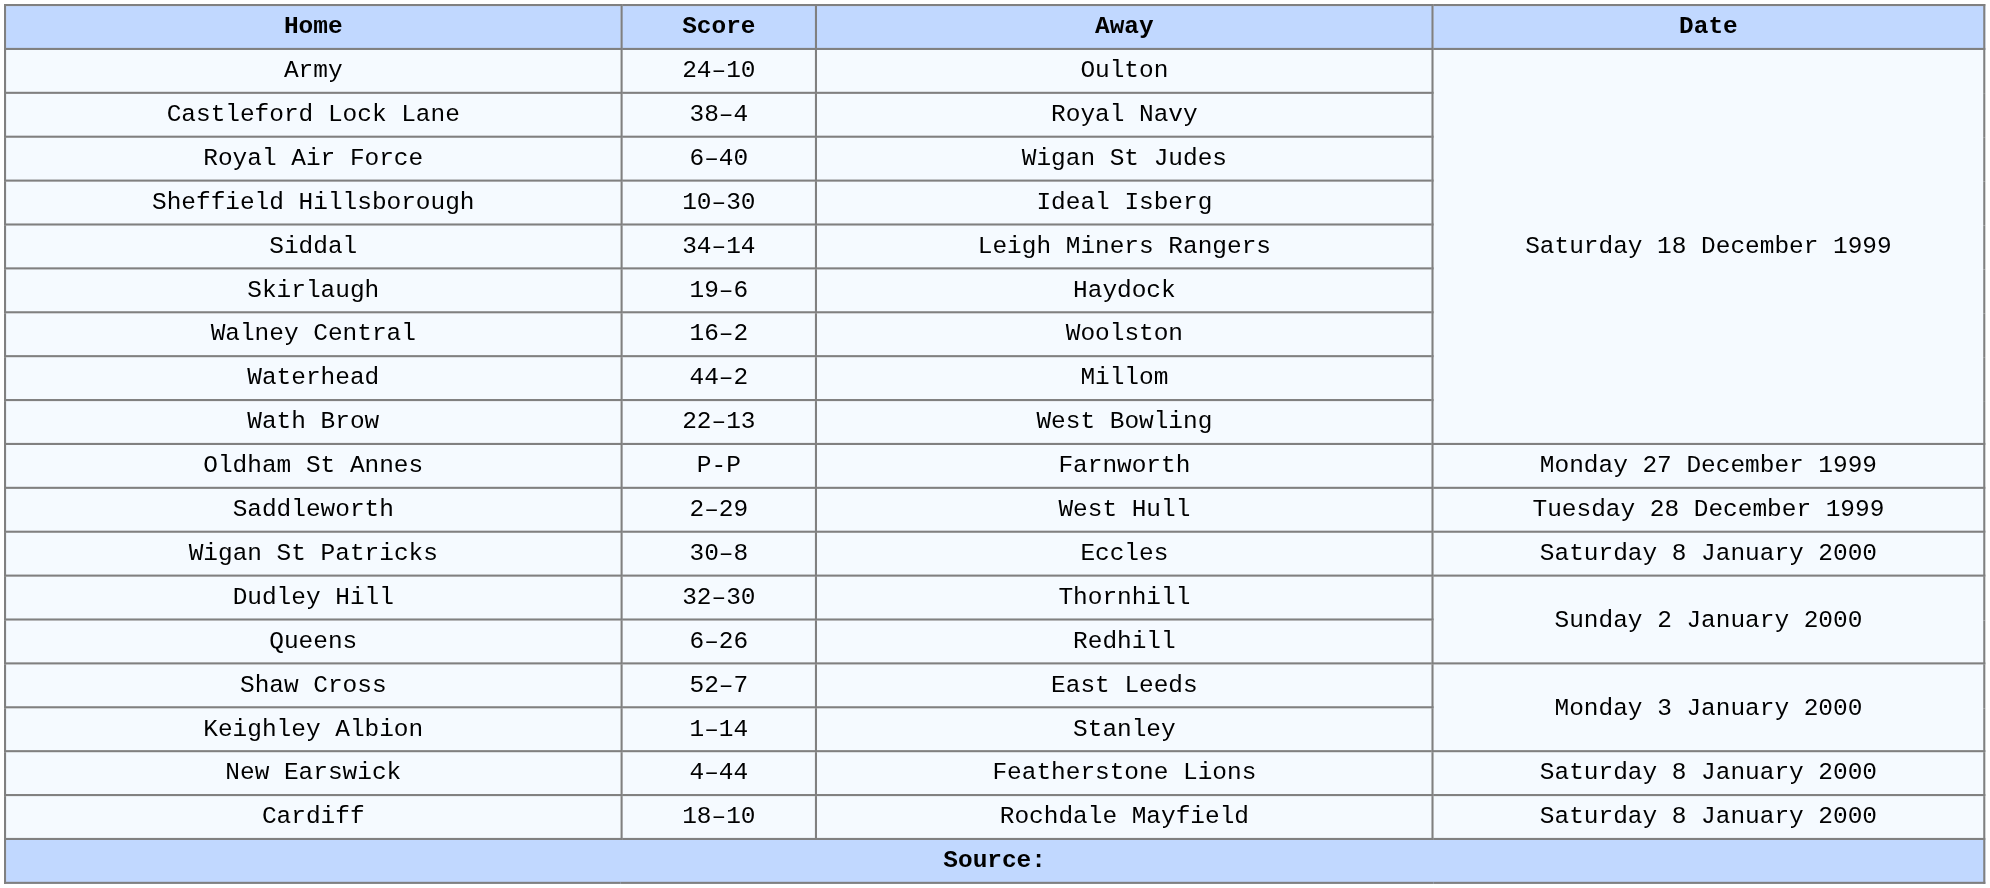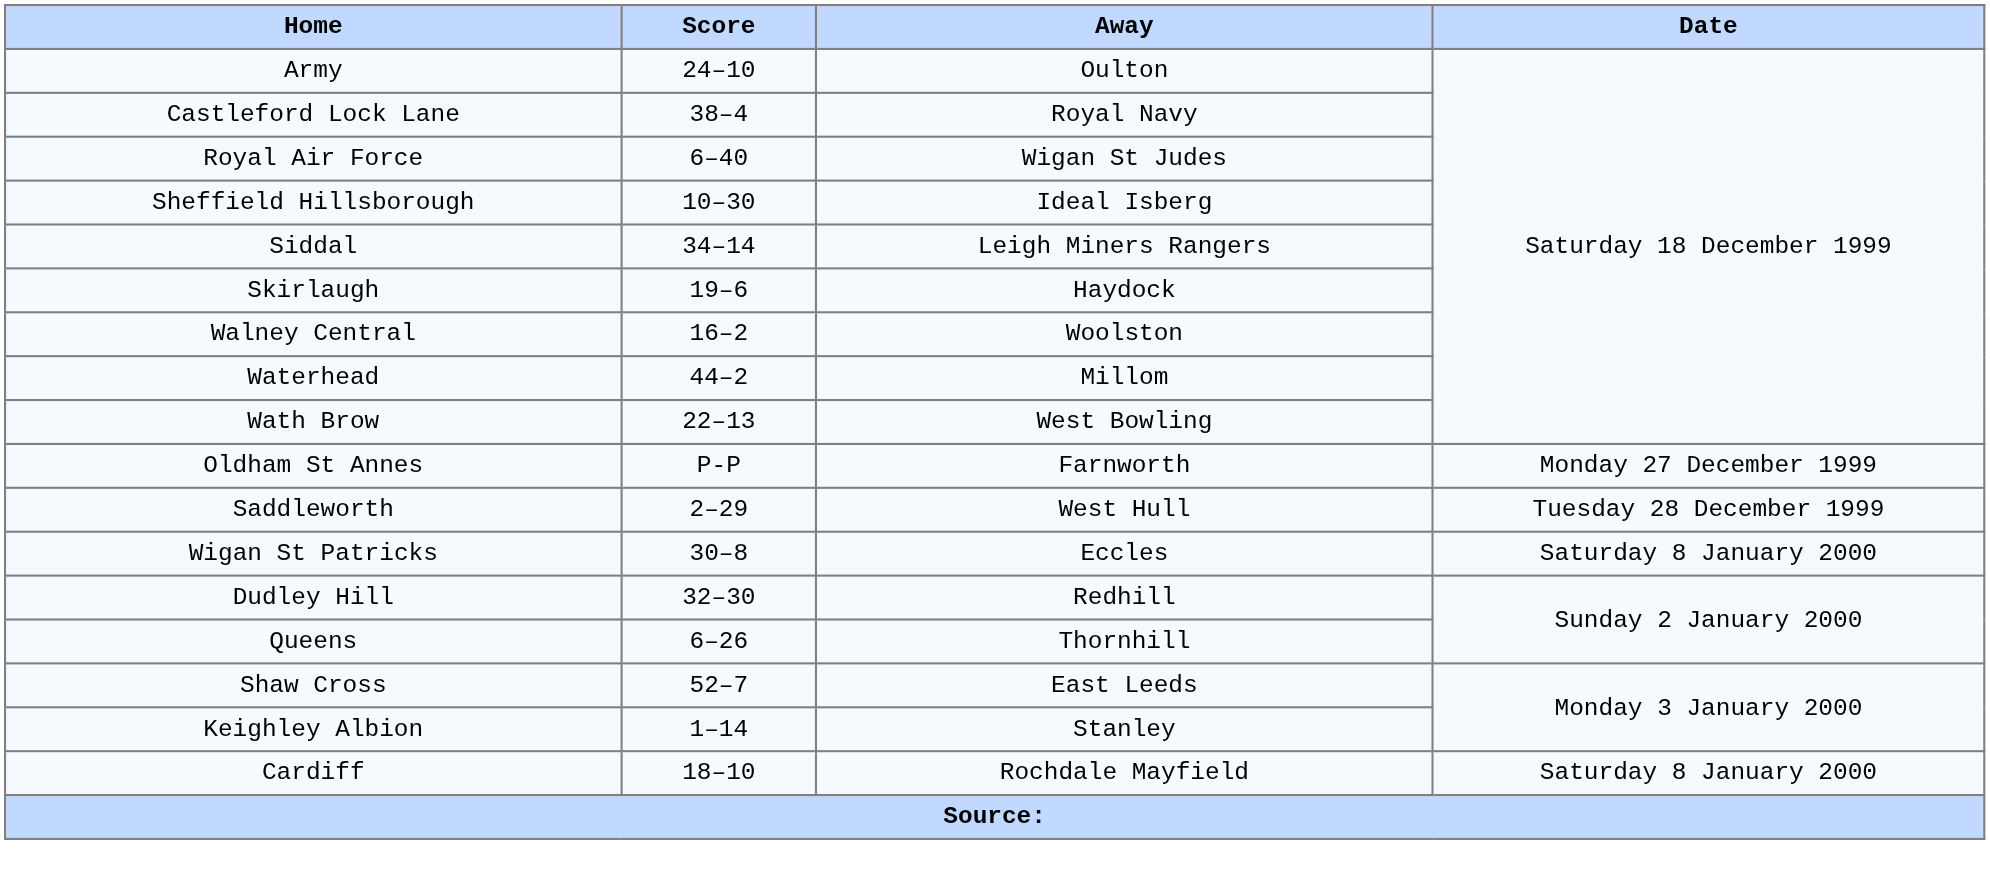(1124, 598) Thornhill -> (1124, 598) Redhill
(1124, 641) Redhill -> (1124, 641) Thornhill
- row: (313, 773)
